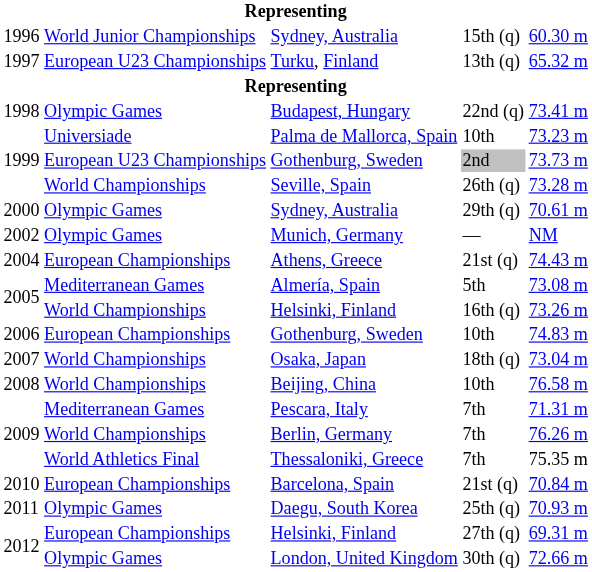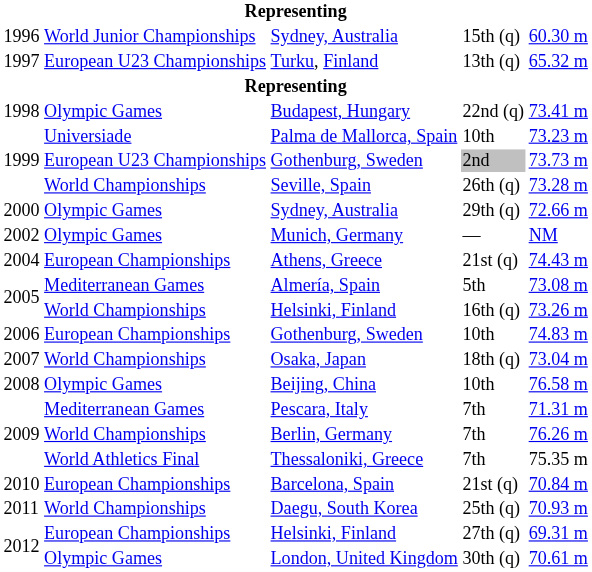(558, 210) 70.61 m -> (558, 210) 72.66 m
(125, 384) World Championships -> (103, 384) Olympic Games
(103, 508) Olympic Games -> (125, 508) World Championships
(558, 558) 72.66 m -> (558, 558) 70.61 m
